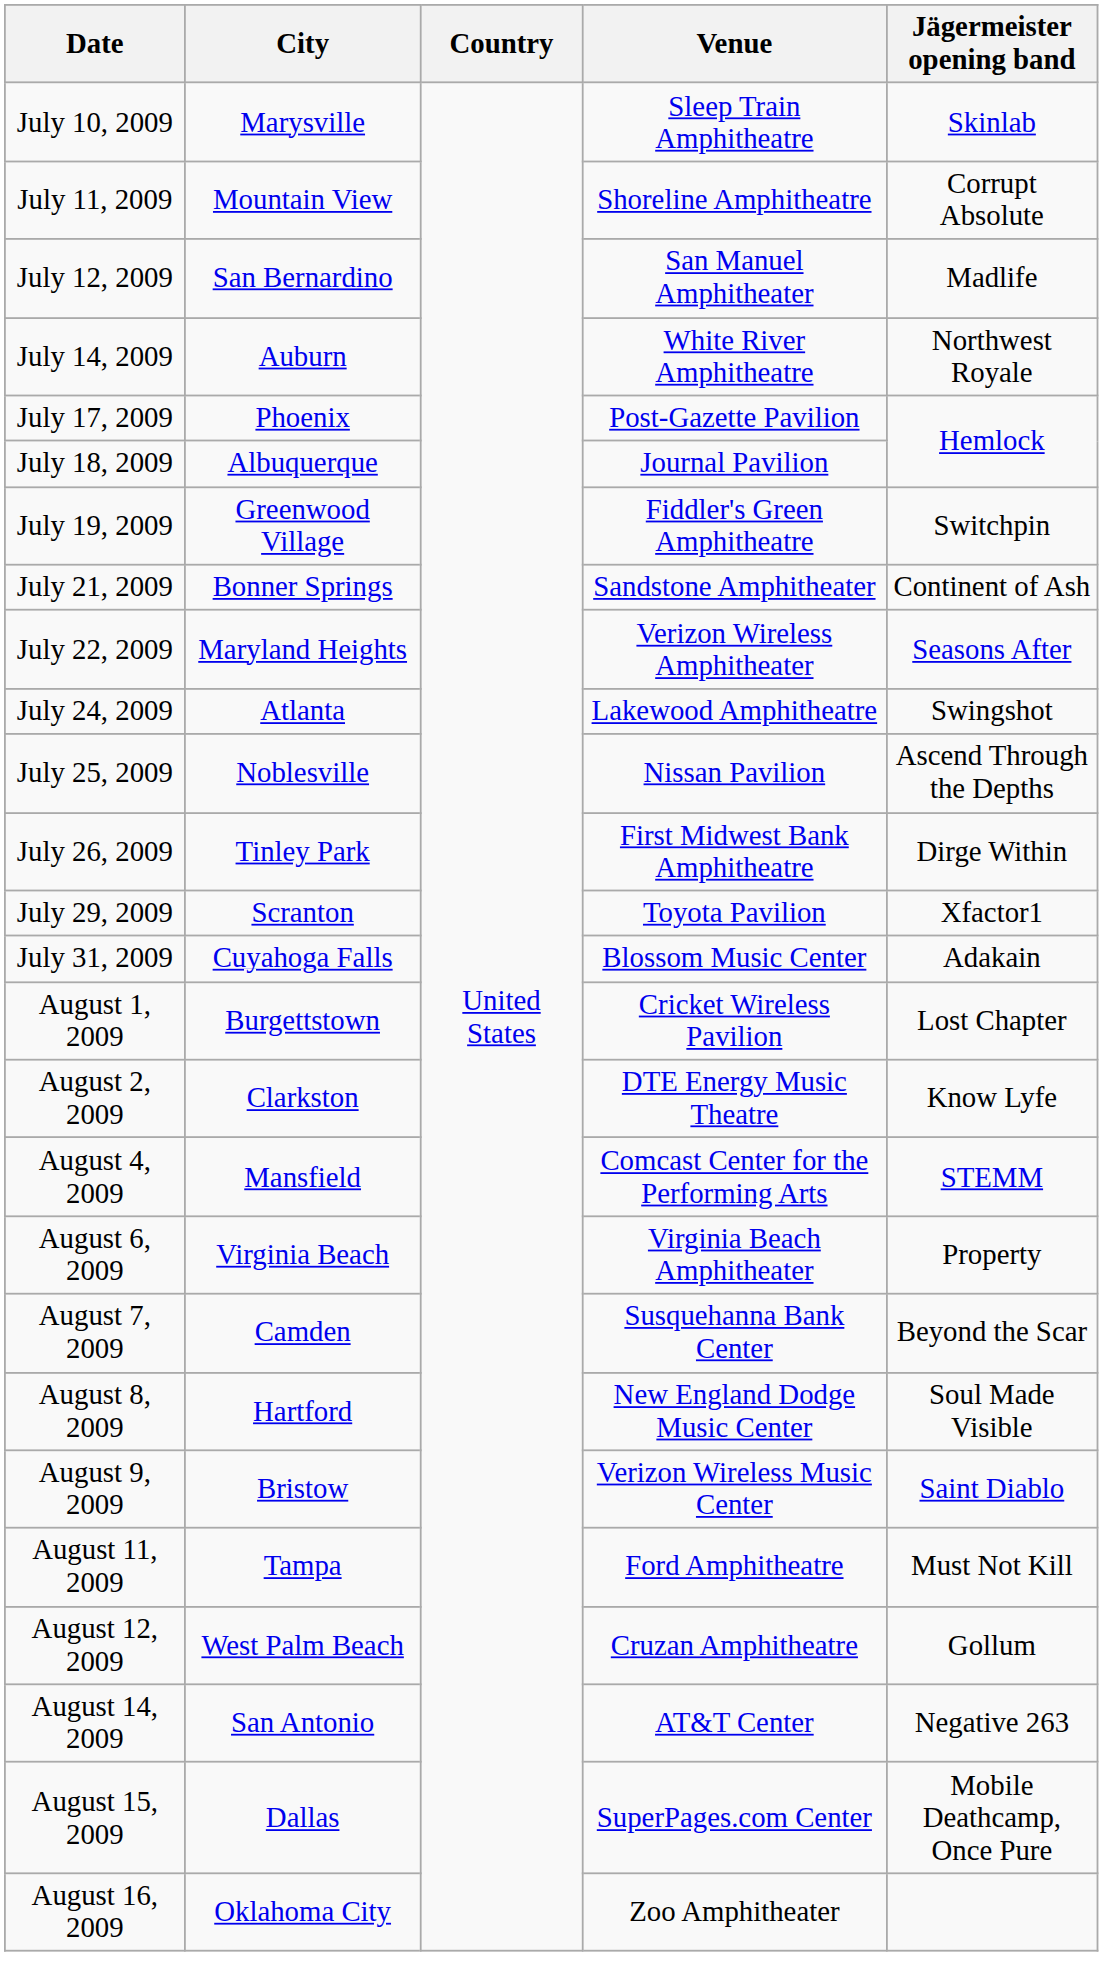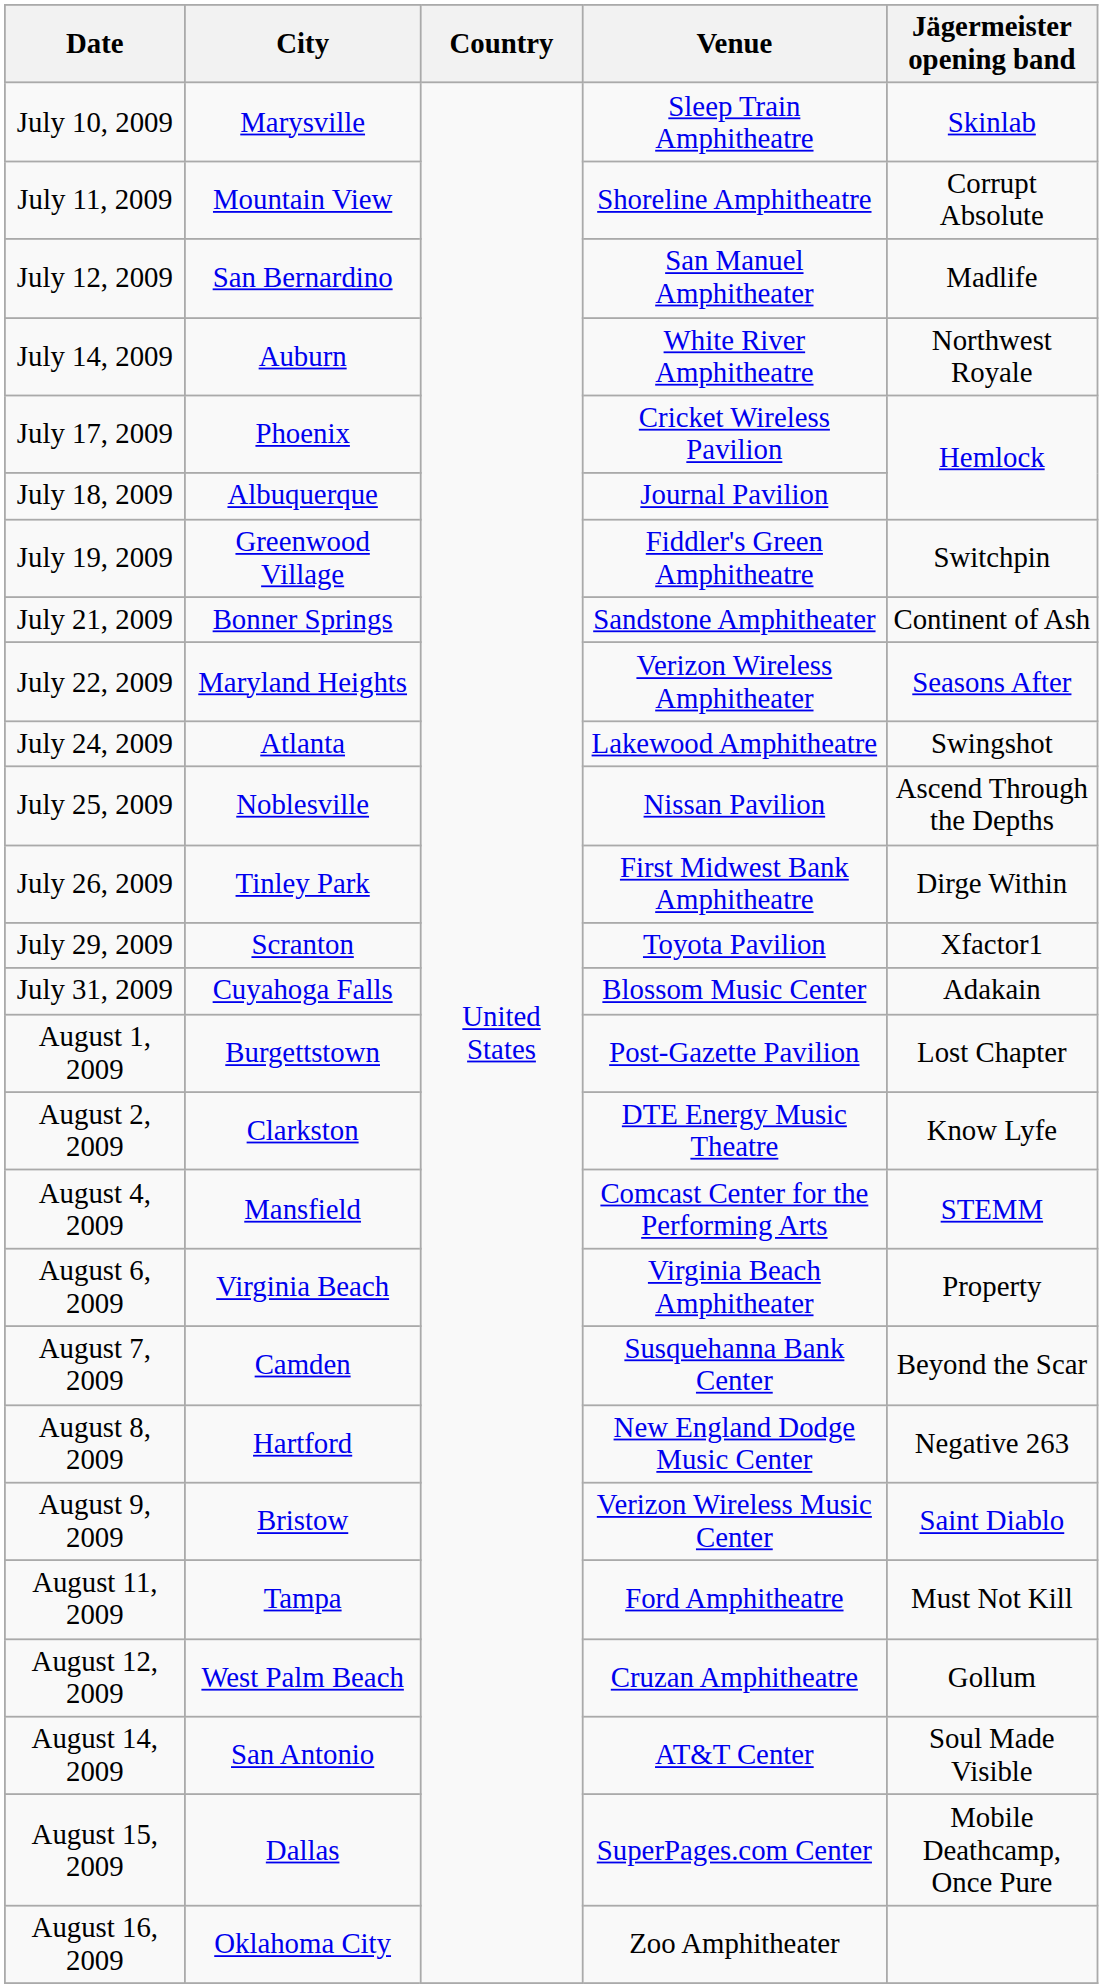(734, 417) Post-Gazette Pavilion -> (734, 433) Cricket Wireless Pavilion
(734, 1020) Cricket Wireless Pavilion -> (734, 1052) Post-Gazette Pavilion
(992, 1410) Soul Made Visible -> (992, 1443) Negative 263
(992, 1722) Negative 263 -> (992, 1755) Soul Made Visible
